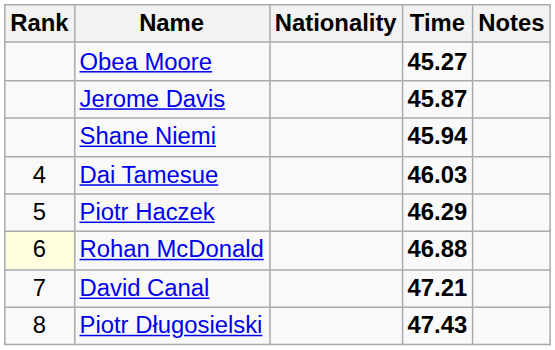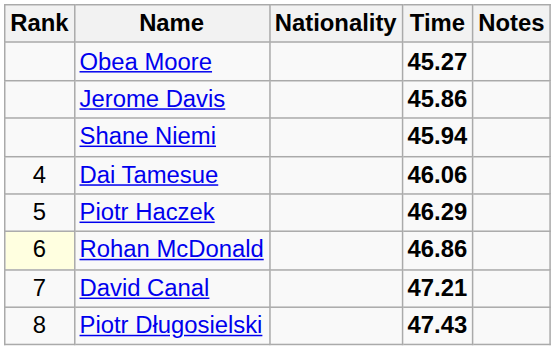(437, 99) 45.87 -> (437, 99) 45.86
(437, 174) 46.03 -> (437, 174) 46.06
(437, 250) 46.88 -> (437, 250) 46.86
